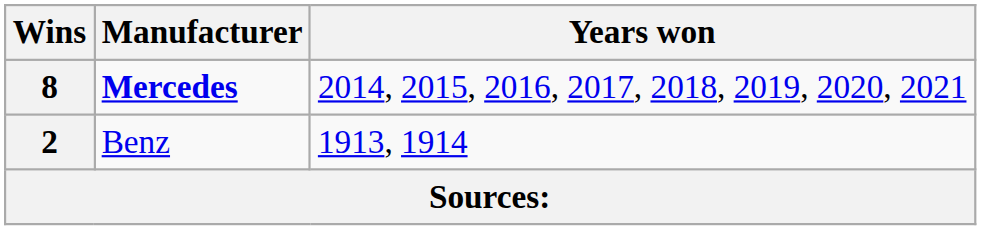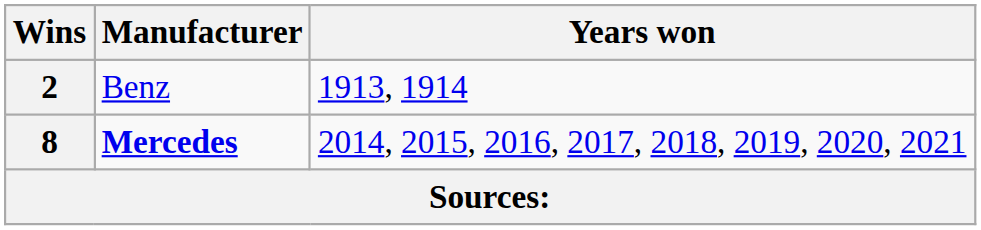rows swapped: (50, 87) <-> (50, 141)
